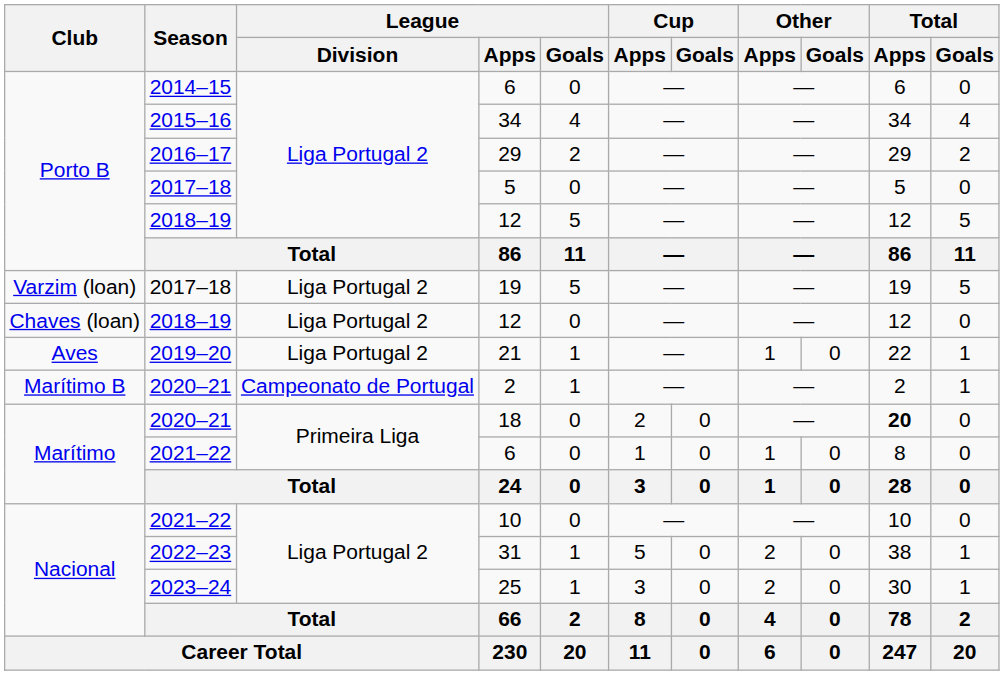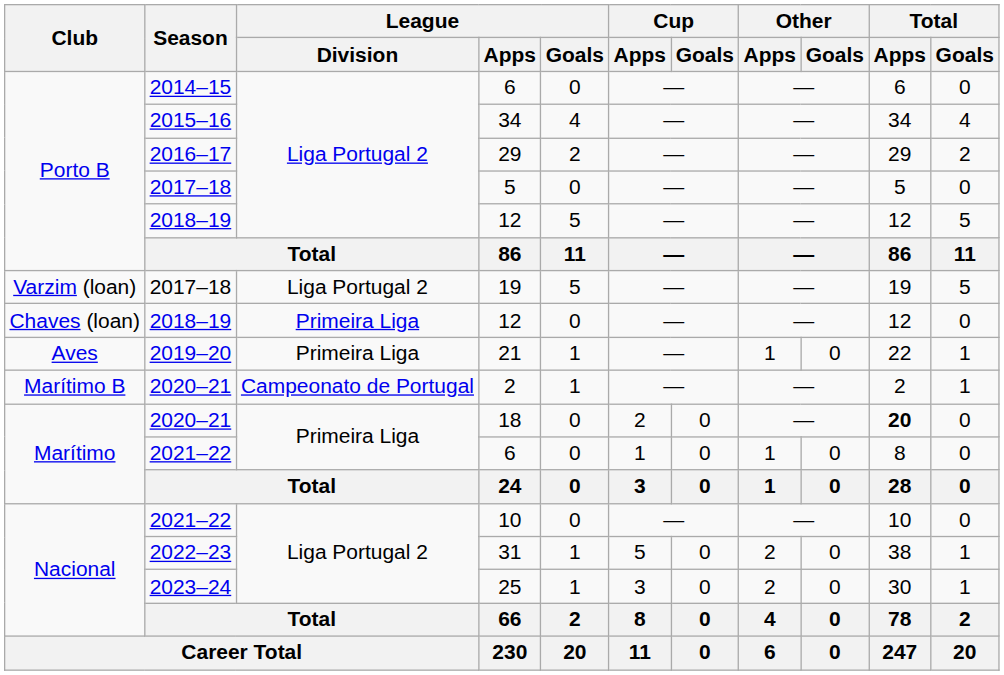(357, 320) Liga Portugal 2 -> (357, 320) Primeira Liga
(357, 353) Liga Portugal 2 -> (357, 353) Primeira Liga
